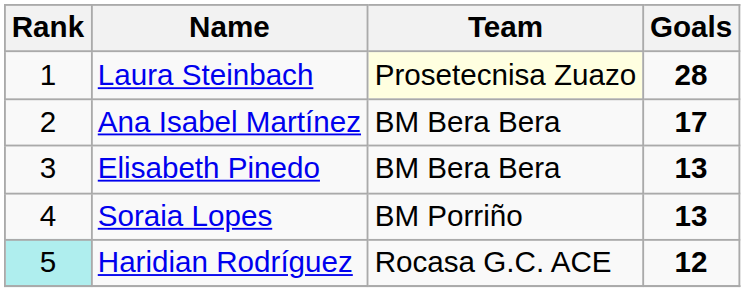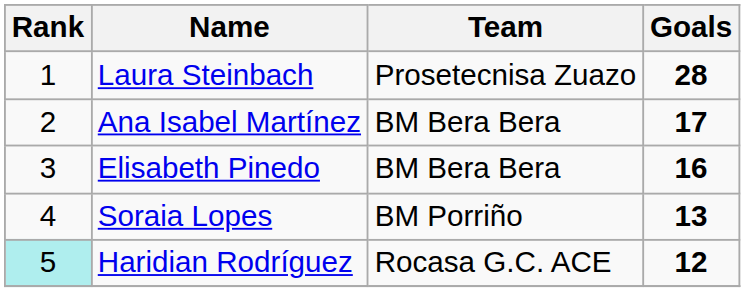(505, 74) lightyellow background -> (505, 74) no background
(691, 168) 13 -> (691, 168) 16
